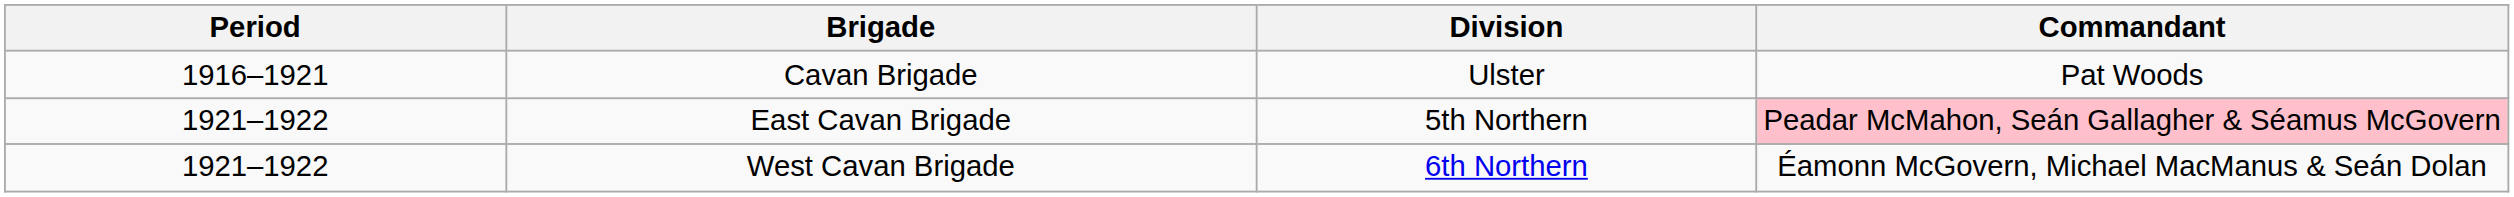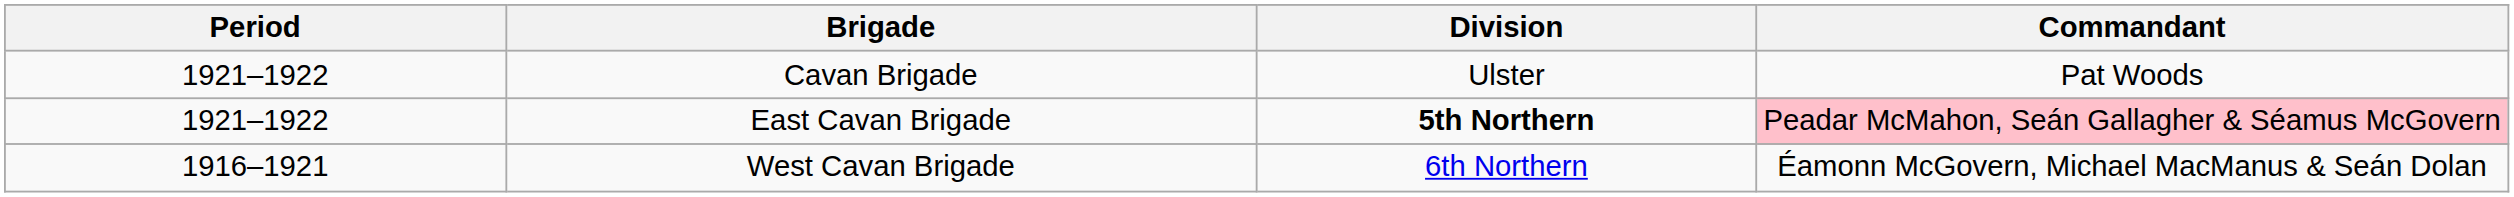(255, 74) 1916–1921 -> (255, 74) 1921–1922
(1506, 120) normal -> (1506, 120) bold
(255, 167) 1921–1922 -> (255, 167) 1916–1921
